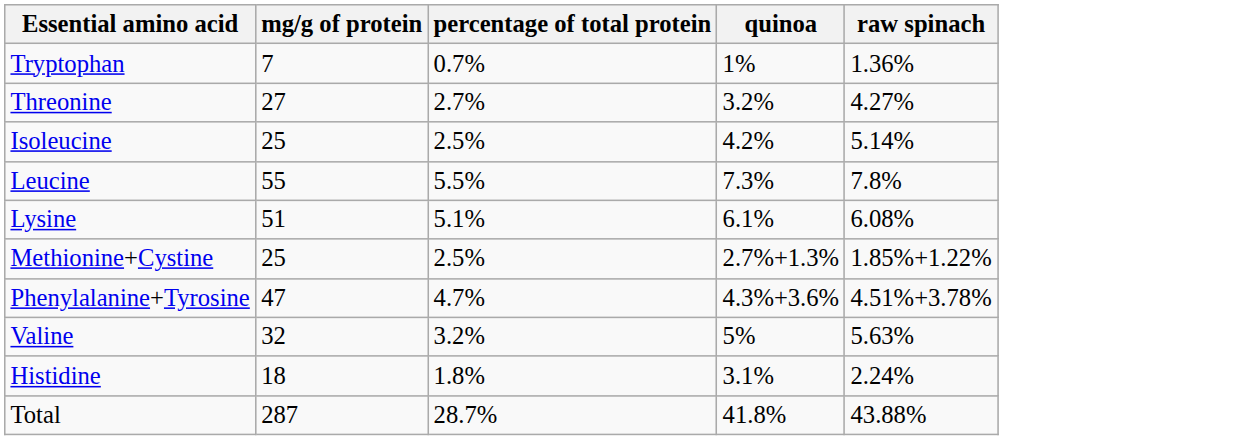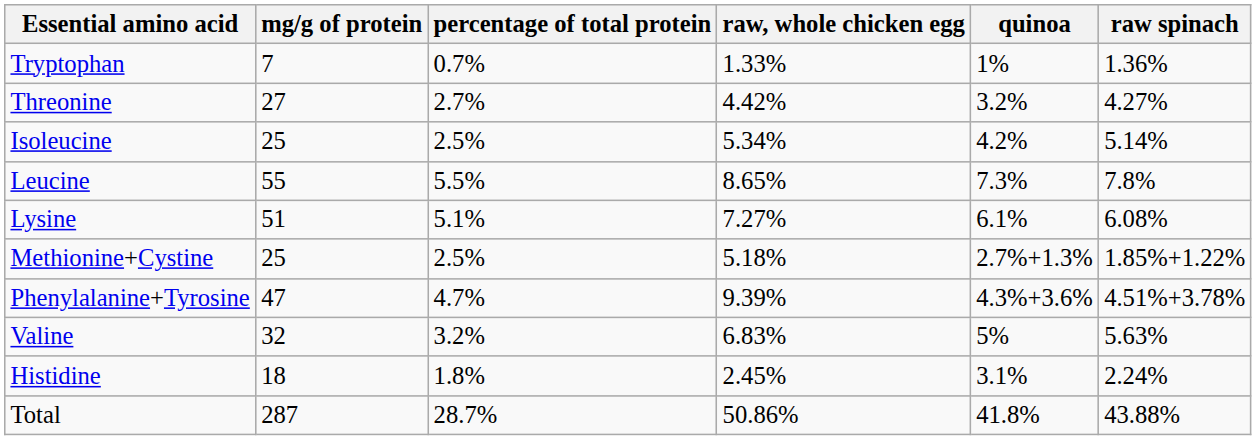+ column: (844, 24)
